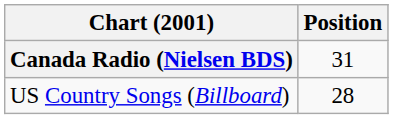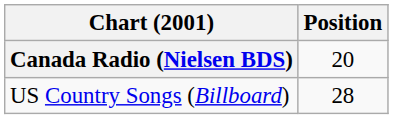(343, 58) 31 -> (343, 58) 20
